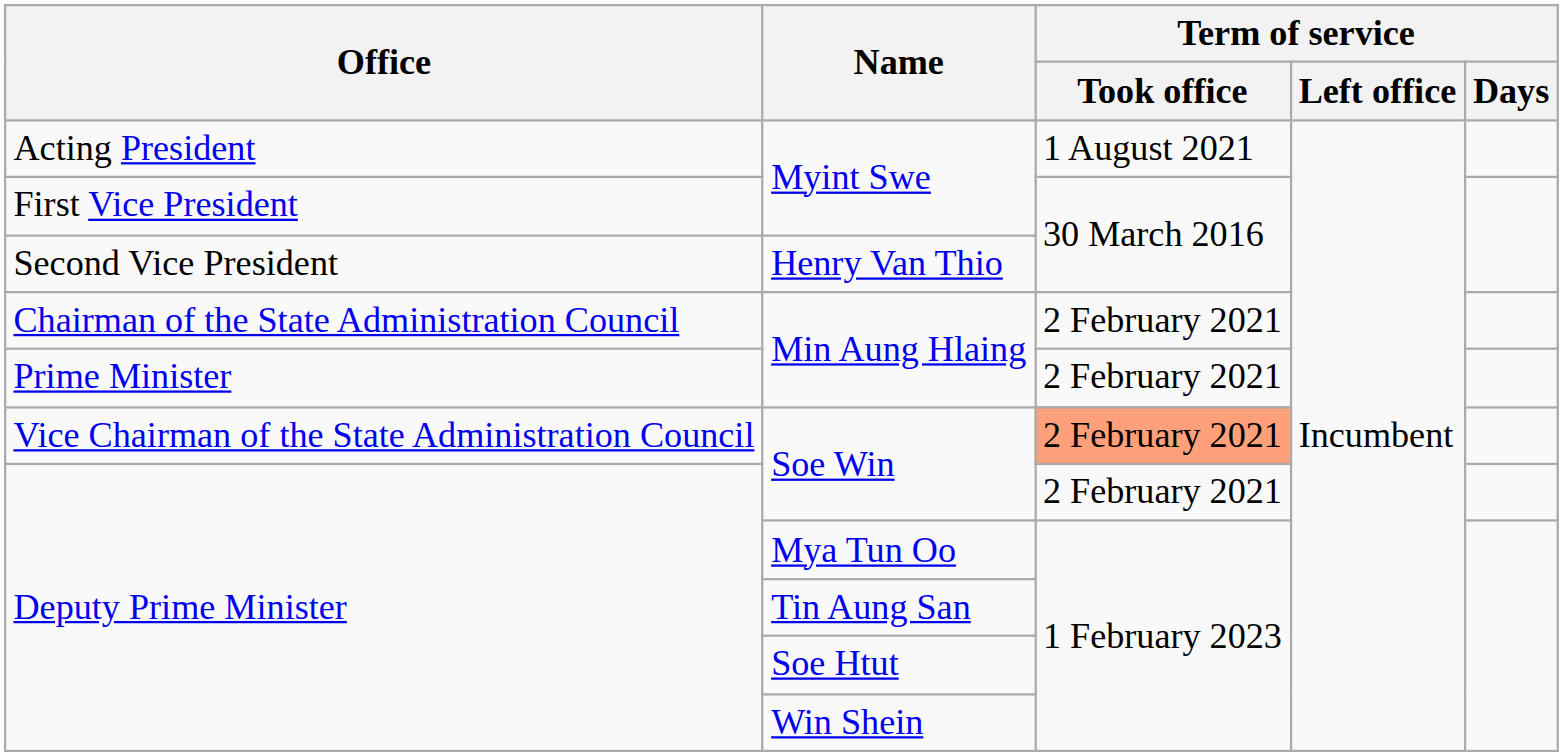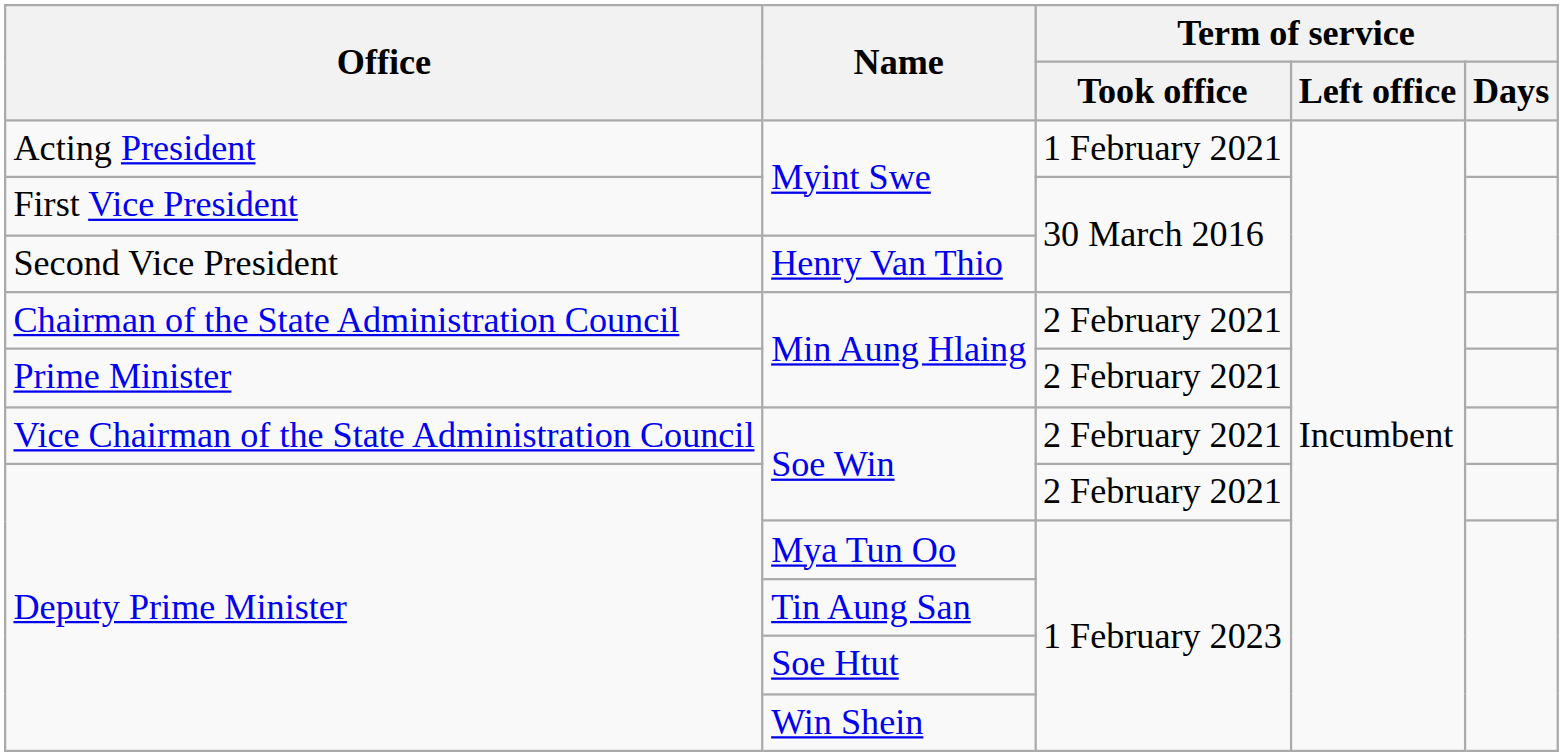(1148, 147) 1 August 2021 -> (1162, 147) 1 February 2021
(1162, 434) lightsalmon background -> (1162, 434) no background
